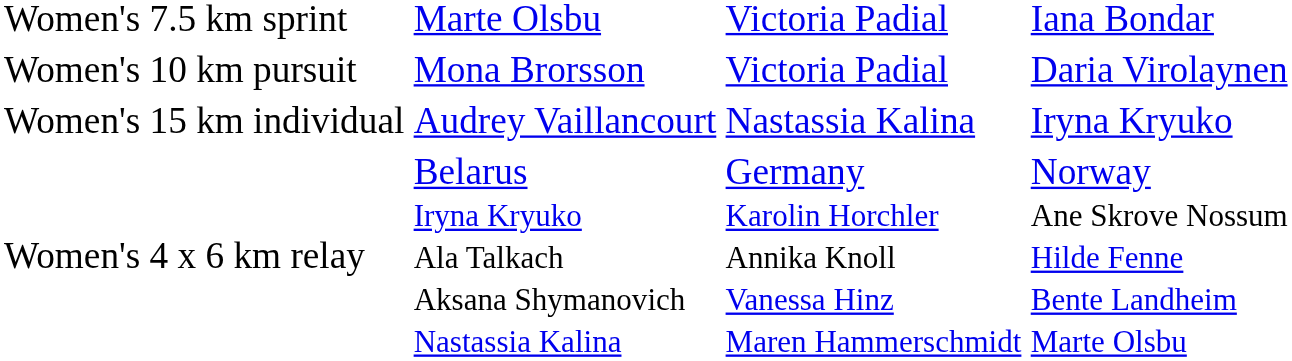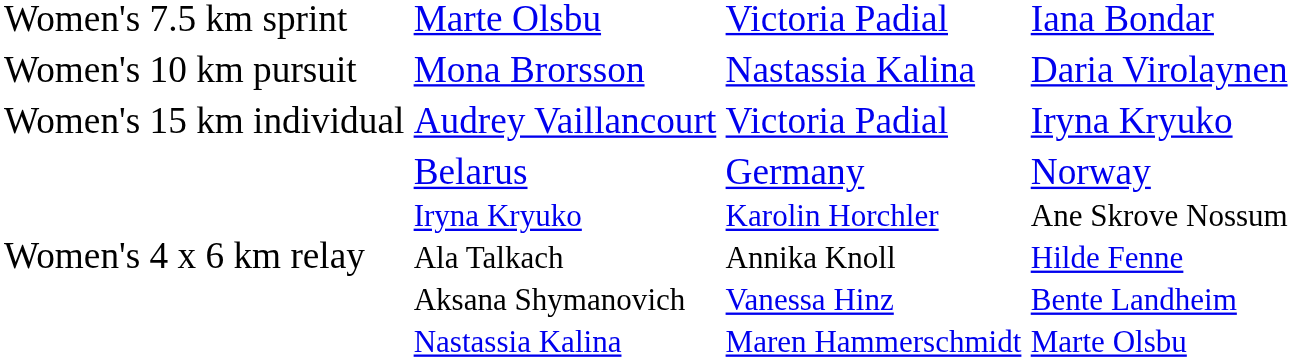(837, 69) Victoria Padial -> (850, 69) Nastassia Kalina
(850, 120) Nastassia Kalina -> (837, 120) Victoria Padial
